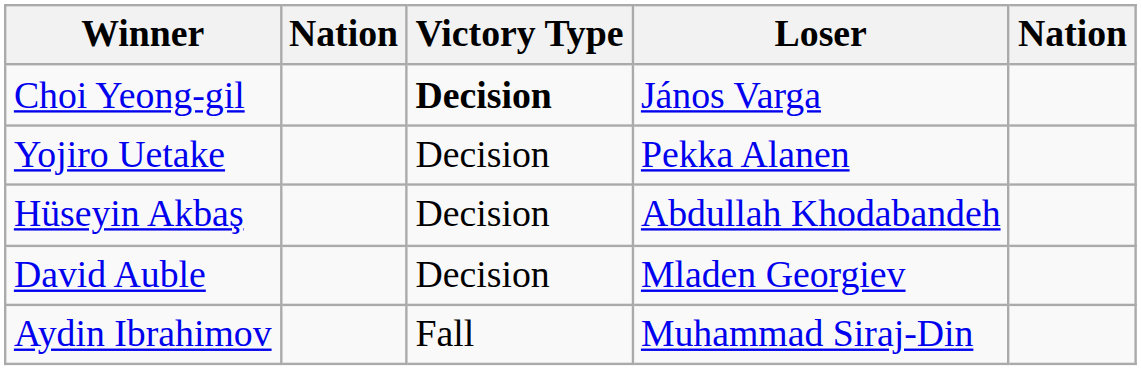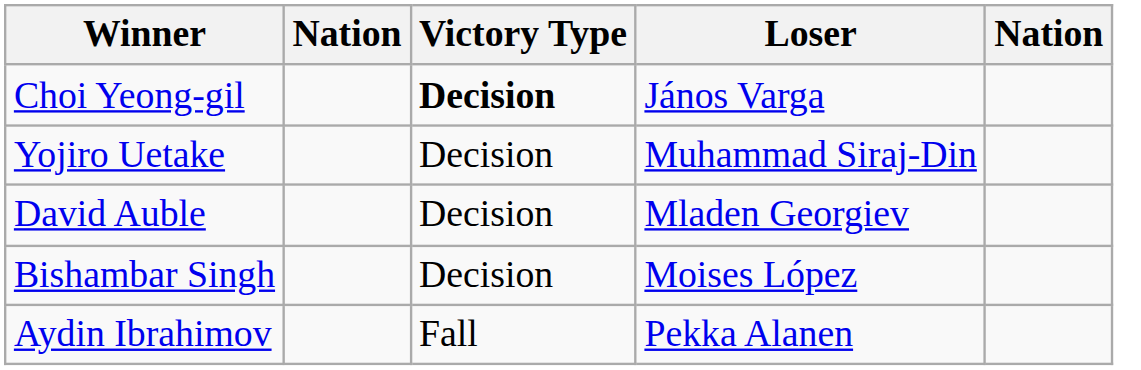(745, 154) Pekka Alanen -> (811, 154) Muhammad Siraj-Din
- row: (129, 214)
+ row: (144, 273)
(807, 333) Muhammad Siraj-Din -> (749, 333) Pekka Alanen
